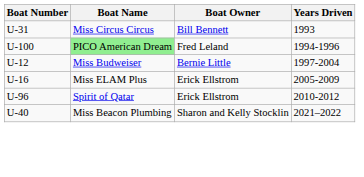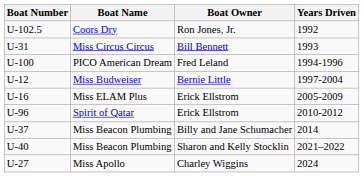+ row: (24, 29)
(123, 46) lightgreen background -> (123, 63) no background
+ row: (18, 130)
+ row: (18, 163)
